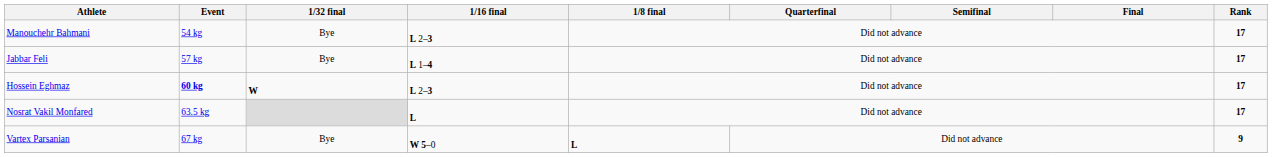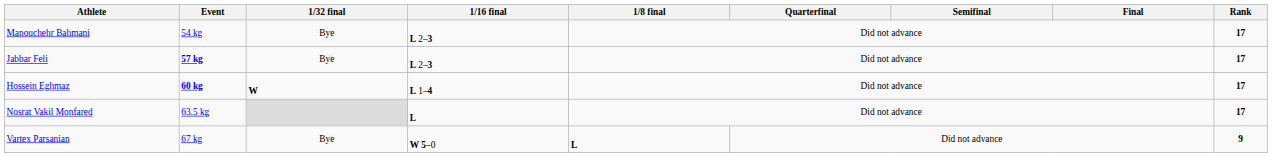(192, 60) normal -> (192, 60) bold
(421, 65) L 1–4 -> (421, 65) L 2–3
(421, 92) L 2–3 -> (421, 92) L 1–4
